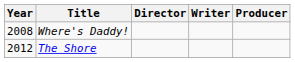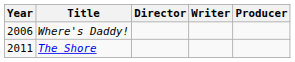(20, 31) 2008 -> (20, 31) 2006
(20, 48) 2012 -> (20, 48) 2011
